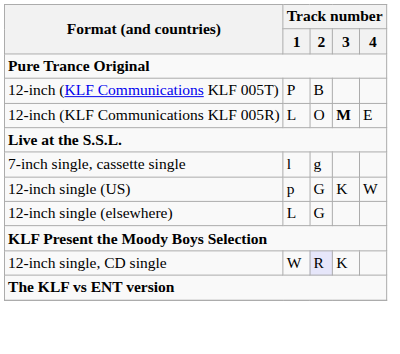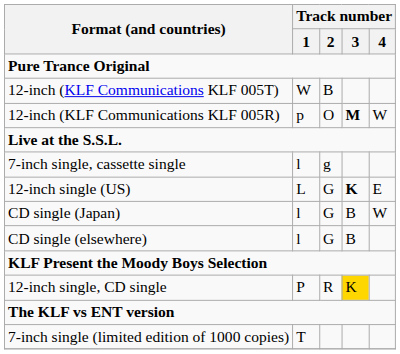(291, 90) P -> (304, 90) W
(292, 115) L -> (300, 115) p
(368, 115) E -> (380, 115) W
(291, 189) p -> (301, 189) L
(342, 189) normal -> (352, 189) bold
(370, 189) W -> (377, 189) E
- row: (90, 213)
+ row: (64, 213)
+ row: (77, 238)
(294, 262) W -> (301, 287) P
(319, 262) lavender background -> (328, 287) no background
(342, 262) no background -> (351, 287) gold background
+ row: (149, 336)
